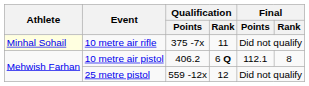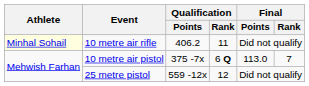(188, 43) 375 -7x -> (188, 43) 406.2
(188, 59) 406.2 -> (188, 59) 375 -7x
(255, 59) 112.1 -> (255, 59) 113.0
(289, 59) 8 -> (289, 59) 7
